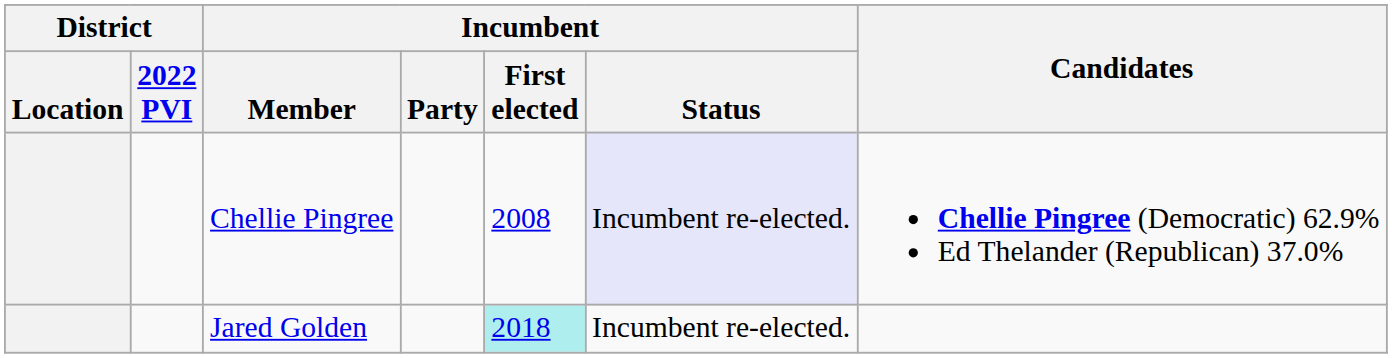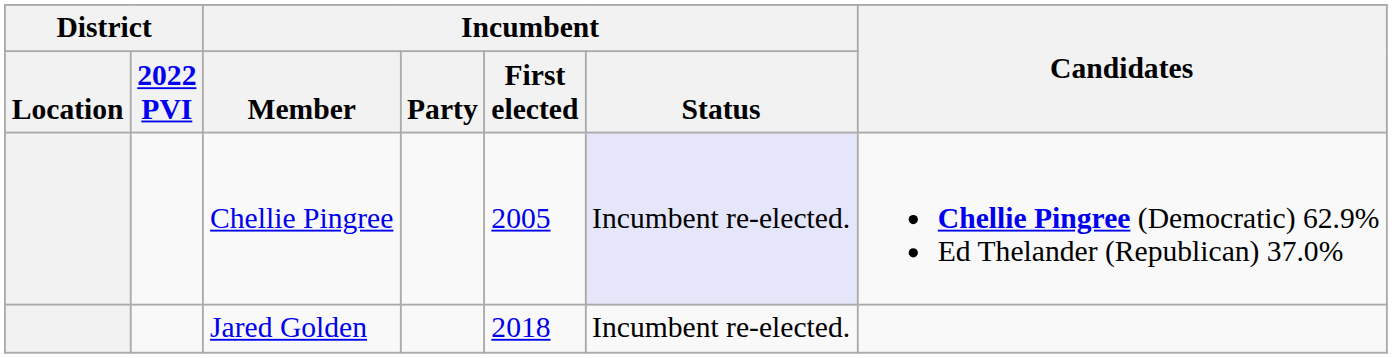(521, 218) 2008 -> (521, 218) 2005
(521, 327) paleturquoise background -> (521, 327) no background
